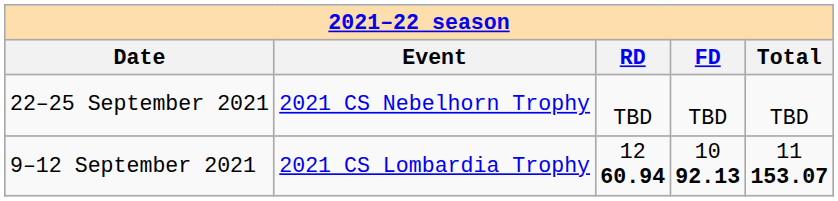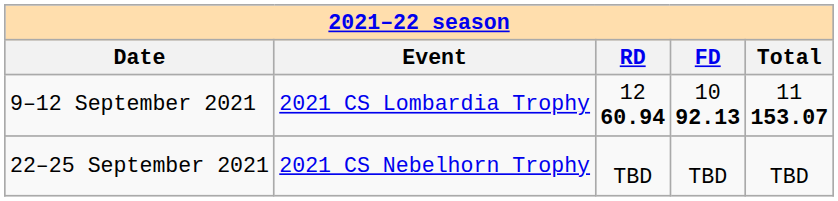rows swapped: (139, 105) <-> (133, 165)
